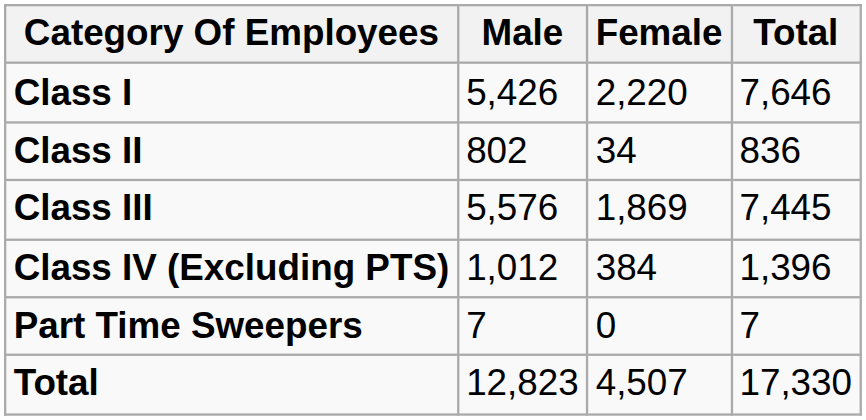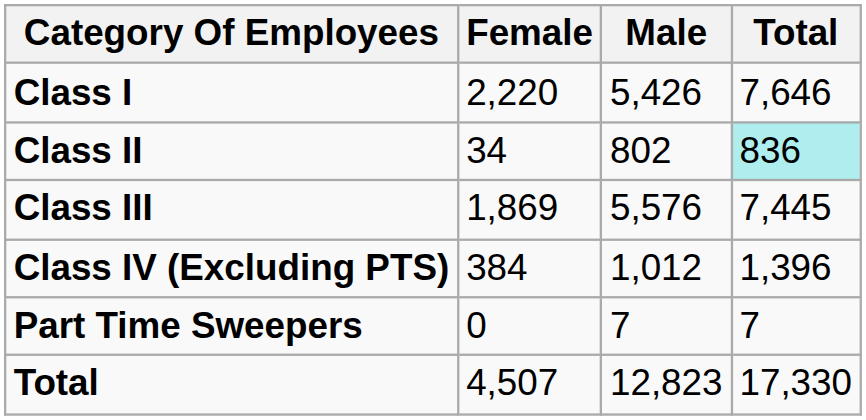columns swapped: (522, 33) <-> (659, 33)
(770, 150) no background -> (770, 150) paleturquoise background
